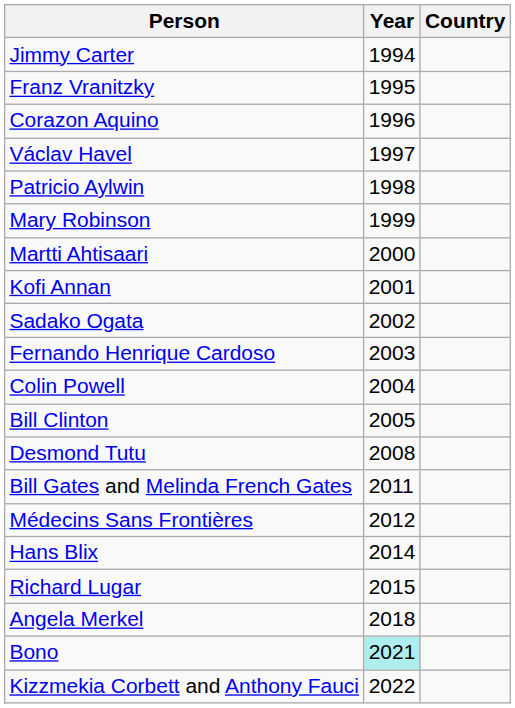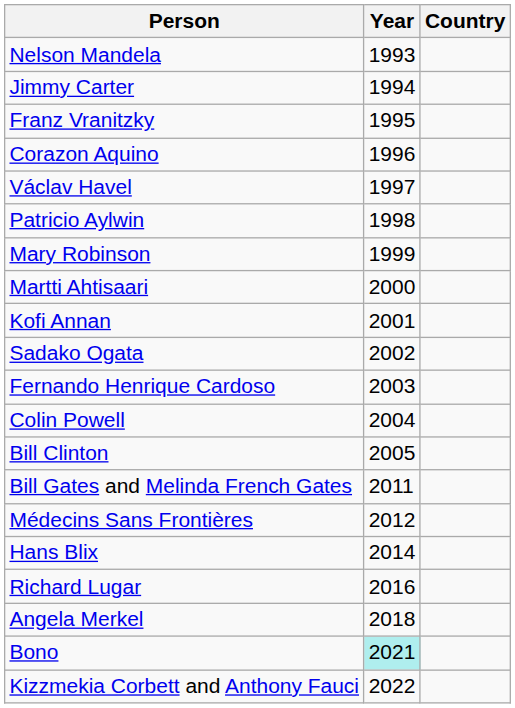+ row: (85, 54)
- row: (78, 453)
(392, 586) 2015 -> (392, 586) 2016
